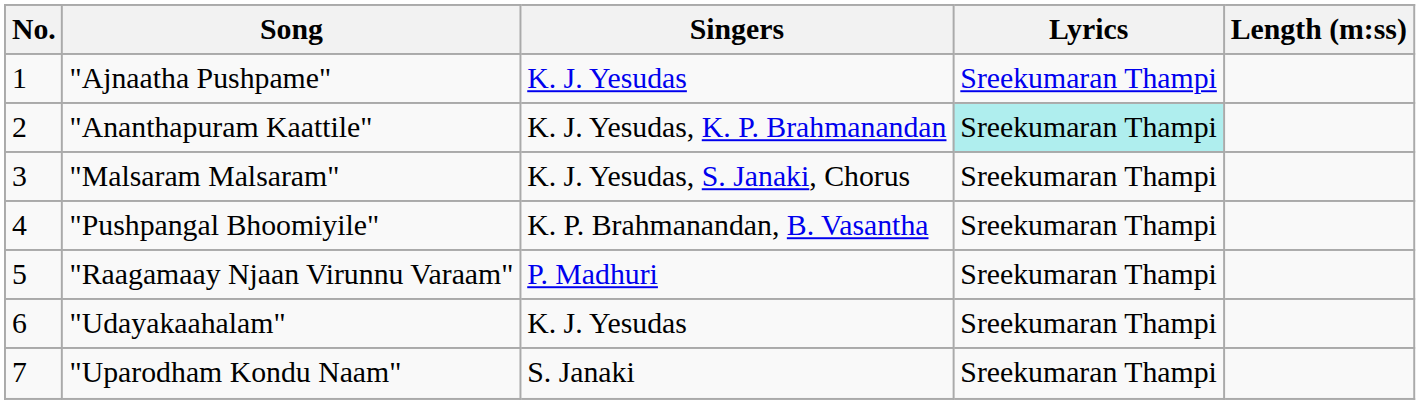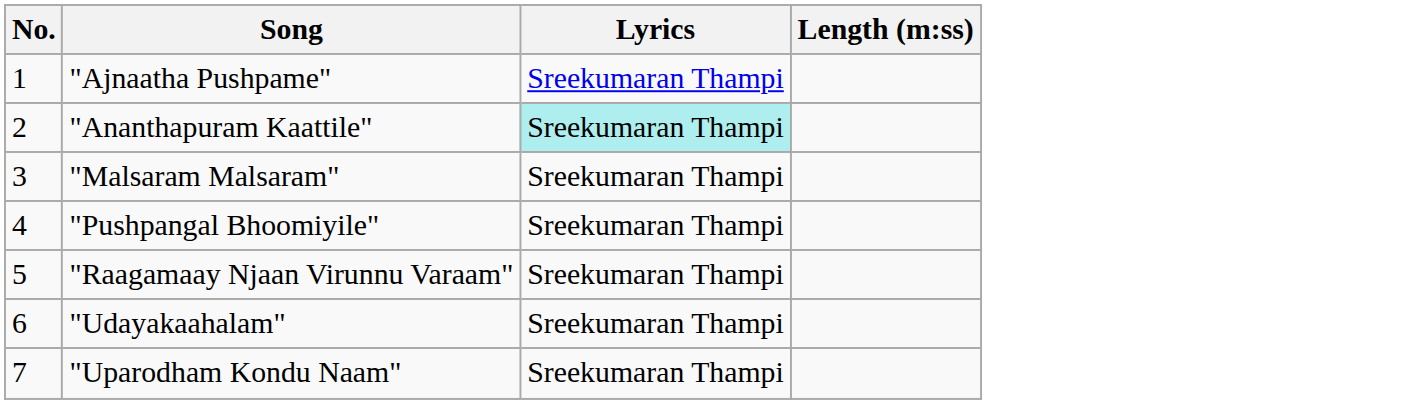- column: (737, 29)
